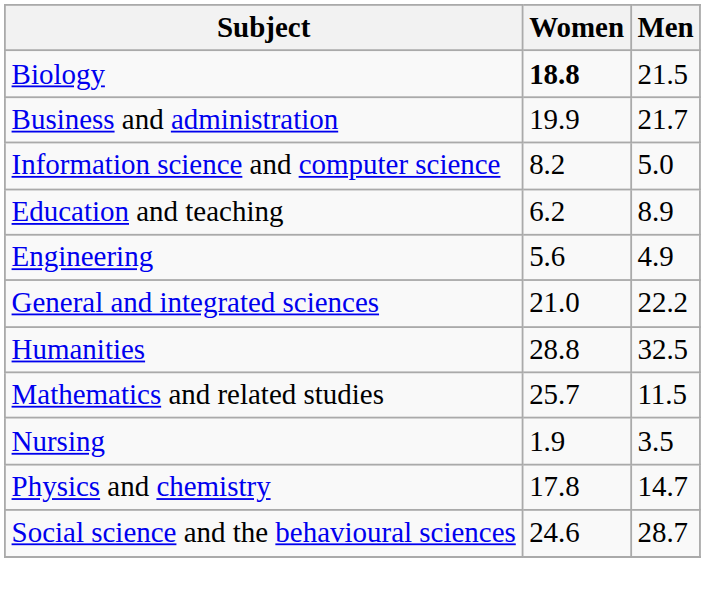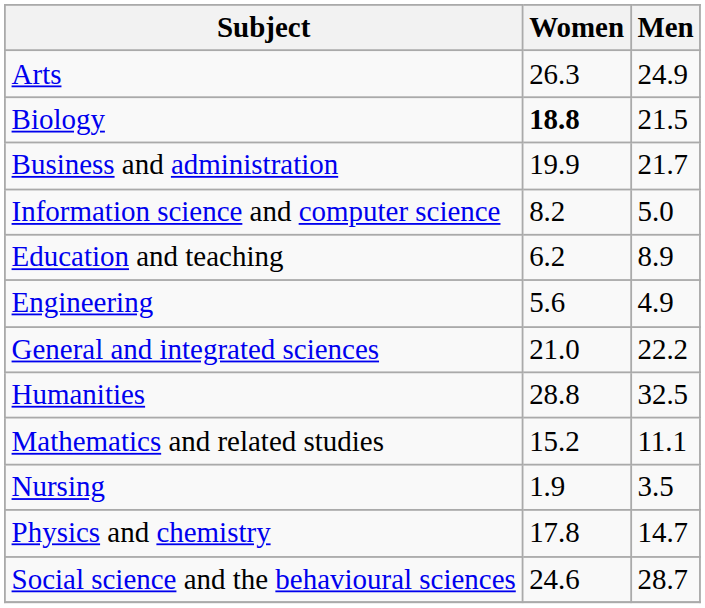+ row: (37, 73)
(554, 394) 25.7 -> (554, 440) 15.2
(662, 394) 11.5 -> (662, 440) 11.1
